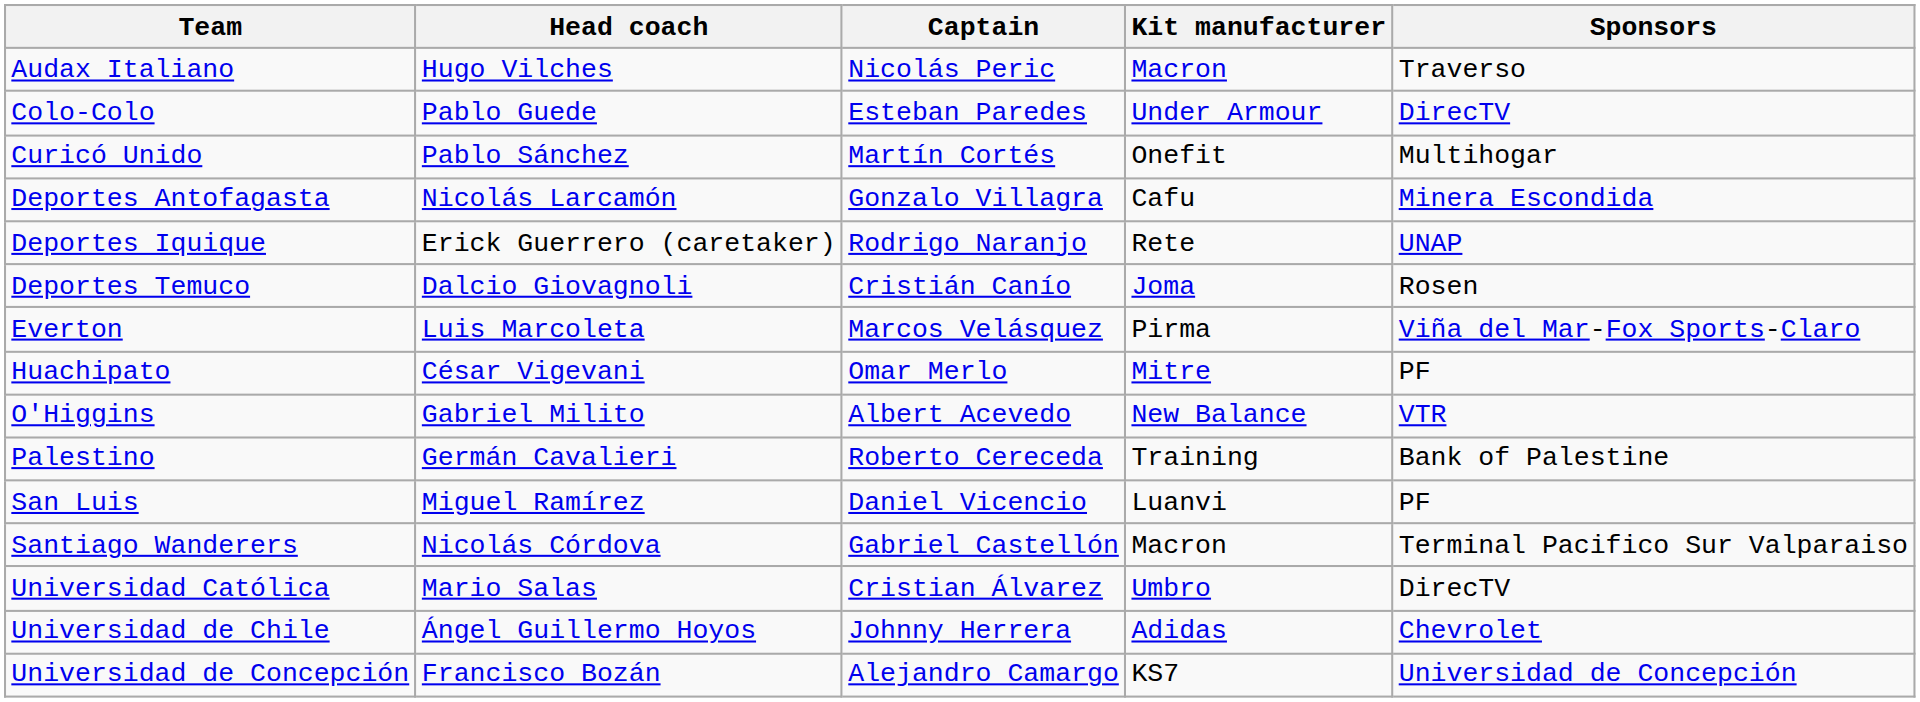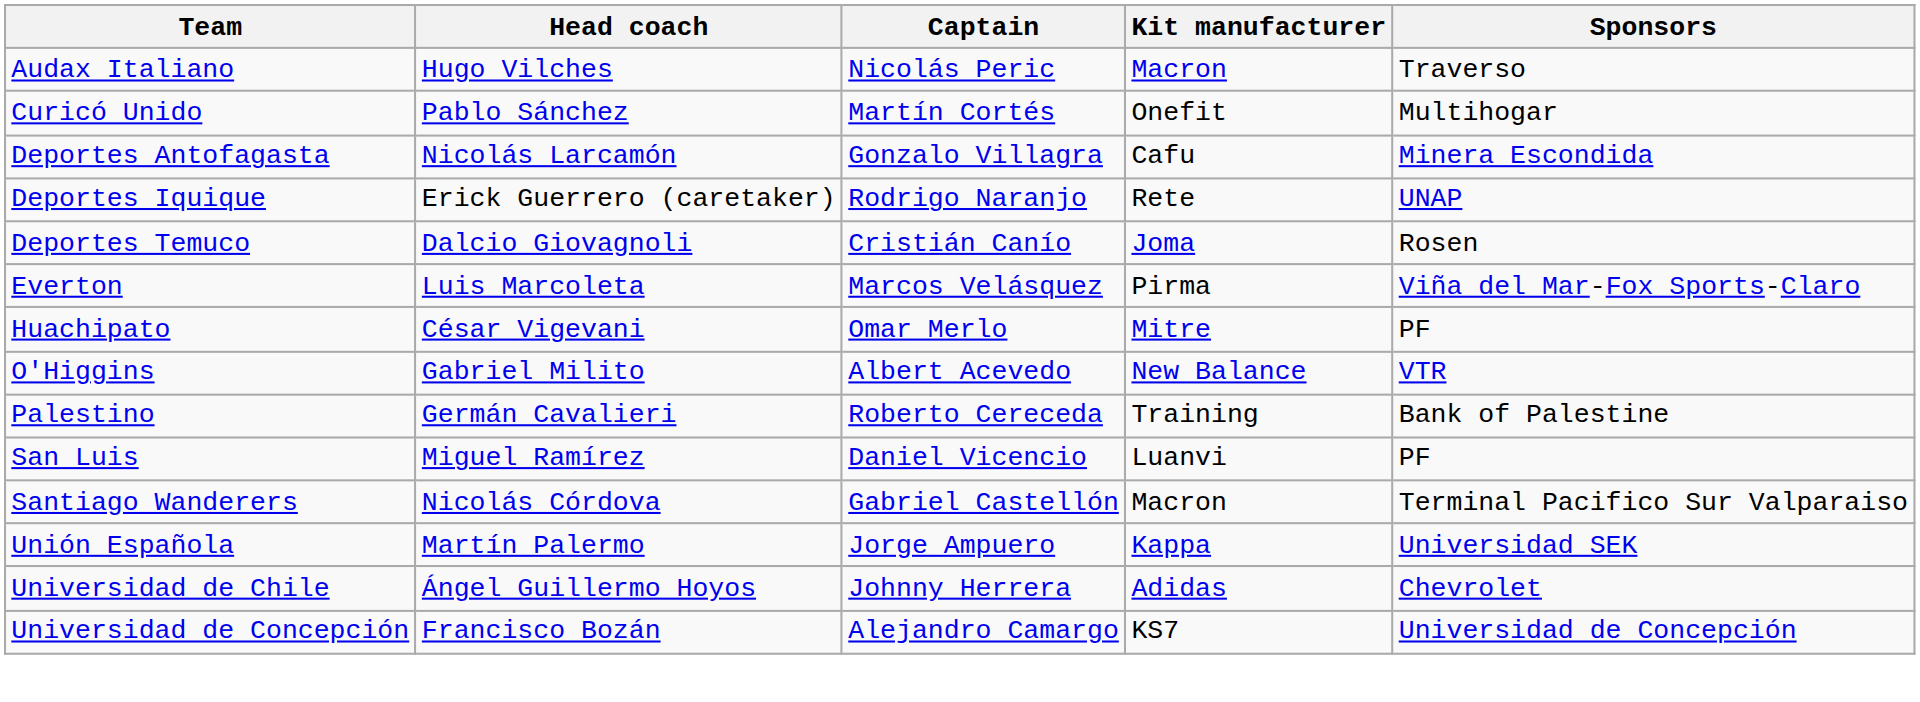- row: (83, 113)
+ row: (123, 545)
- row: (170, 589)
